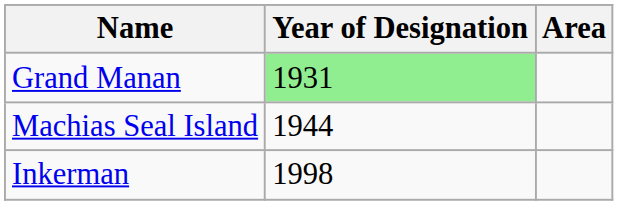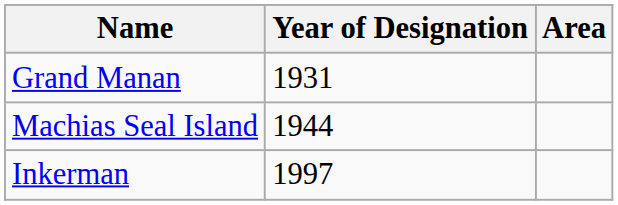(303, 77) lightgreen background -> (303, 77) no background
(303, 174) 1998 -> (303, 174) 1997
